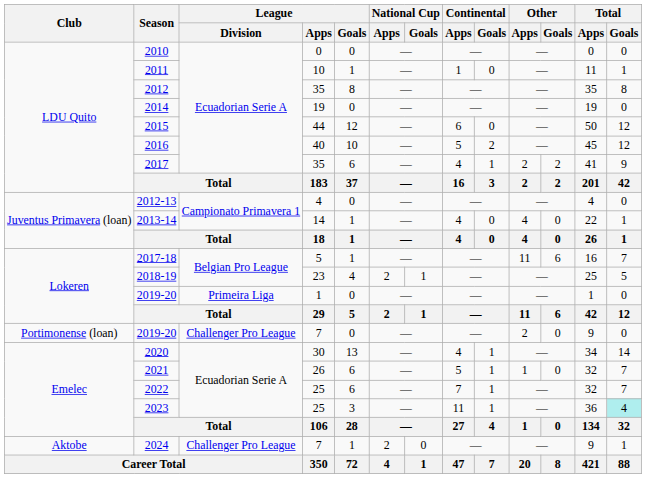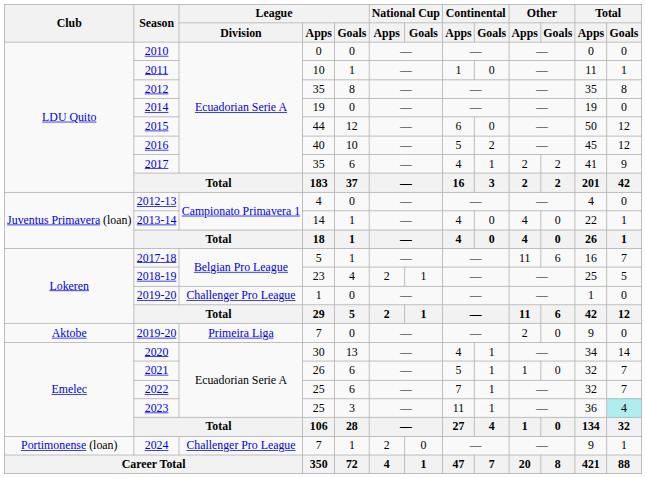(241, 295) Primeira Liga -> (241, 295) Challenger Pro League
(69, 333) Portimonense (loan) -> (69, 333) Aktobe
(241, 333) Challenger Pro League -> (241, 333) Primeira Liga
(69, 445) Aktobe -> (69, 445) Portimonense (loan)
